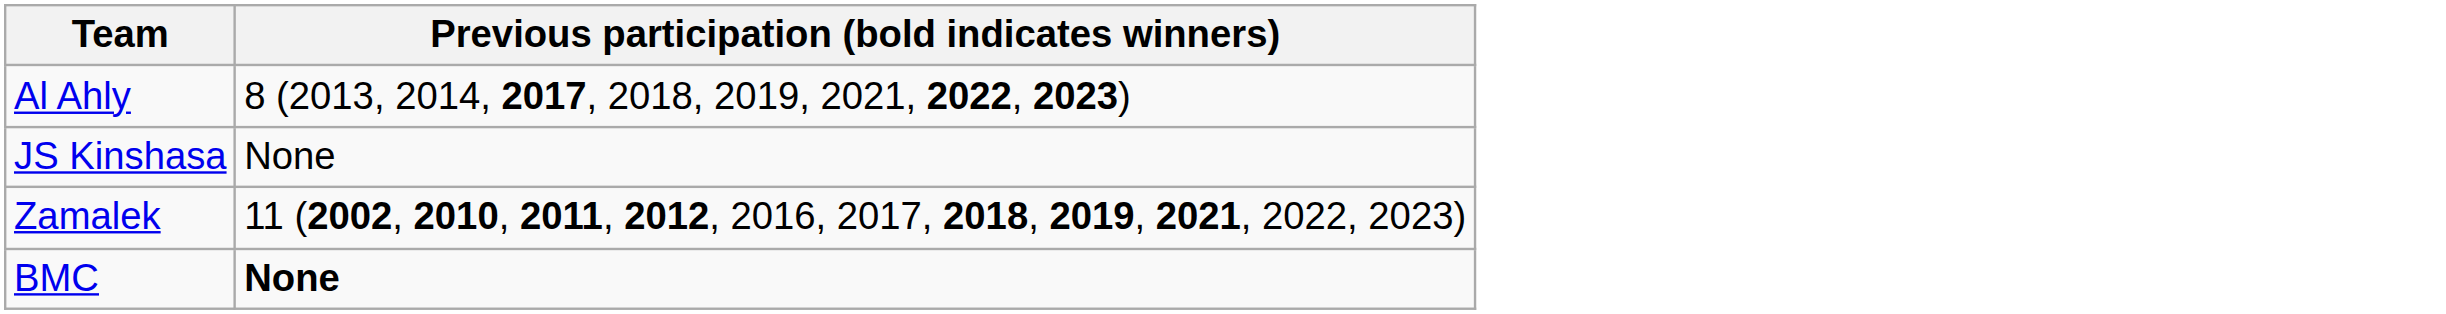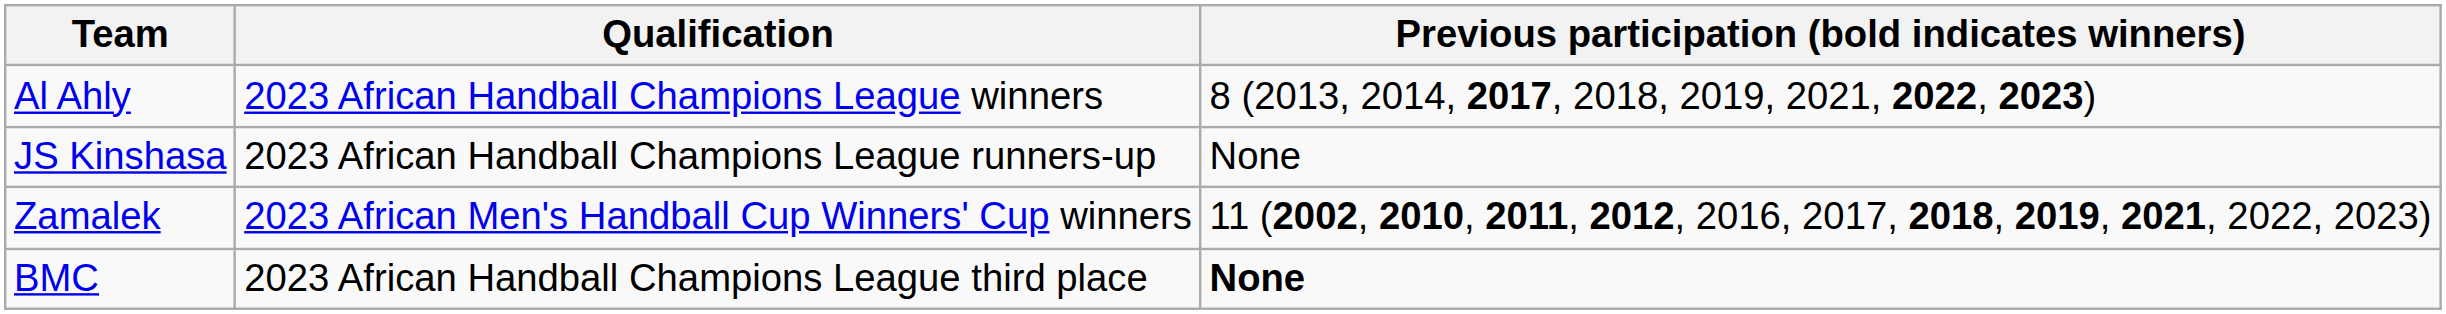+ column: (718, 34)
